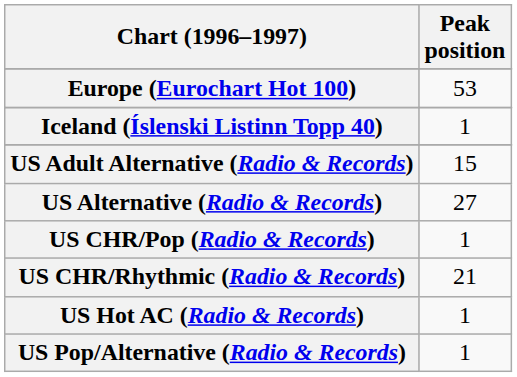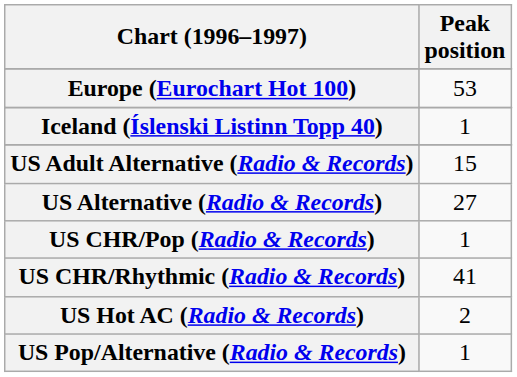(465, 277) 21 -> (465, 277) 41
(465, 314) 1 -> (465, 314) 2
